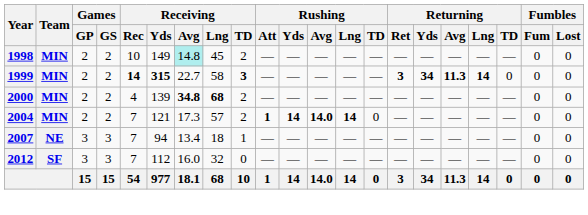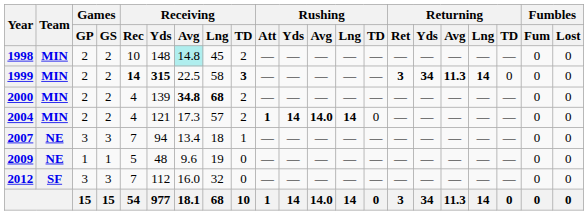(161, 55) 149 -> (161, 55) 148
(189, 76) 22.7 -> (189, 76) 22.5
(133, 117) 7 -> (133, 117) 4
+ row: (20, 158)
